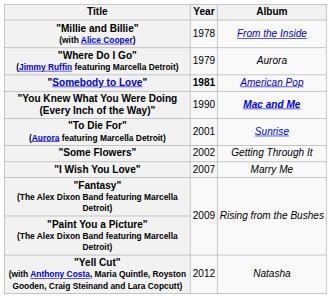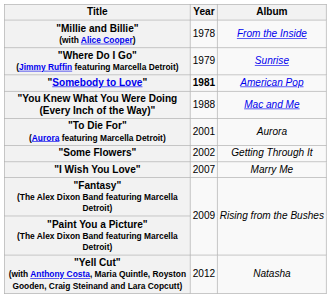(272, 61) Aurora -> (272, 61) Sunrise
(204, 104) 1990 -> (204, 104) 1988
(272, 104) bold -> (272, 104) normal
(272, 132) Sunrise -> (272, 132) Aurora
